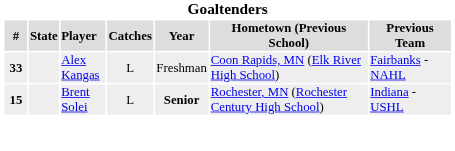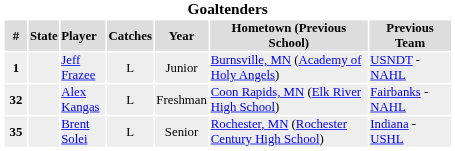+ row: (78, 67)
(16, 67) 33 -> (16, 99) 32
(16, 99) 15 -> (16, 131) 35
(182, 99) bold -> (182, 131) normal
